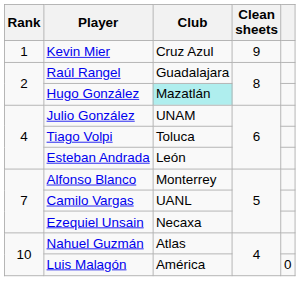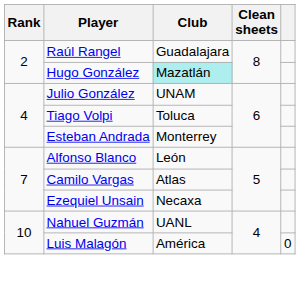- row: (78, 51)
(171, 158) León -> (186, 136) Monterrey
(186, 179) Monterrey -> (171, 158) León
(174, 200) UANL -> (171, 179) Atlas
(171, 243) Atlas -> (174, 222) UANL
